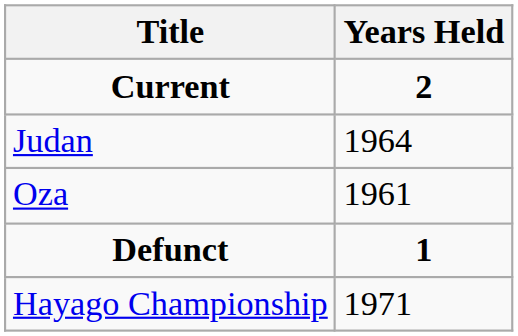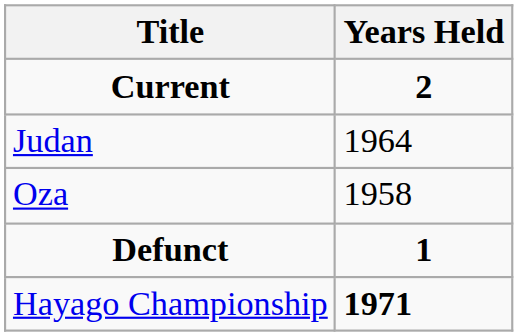(378, 194) 1961 -> (378, 194) 1958
(378, 303) normal -> (378, 303) bold
